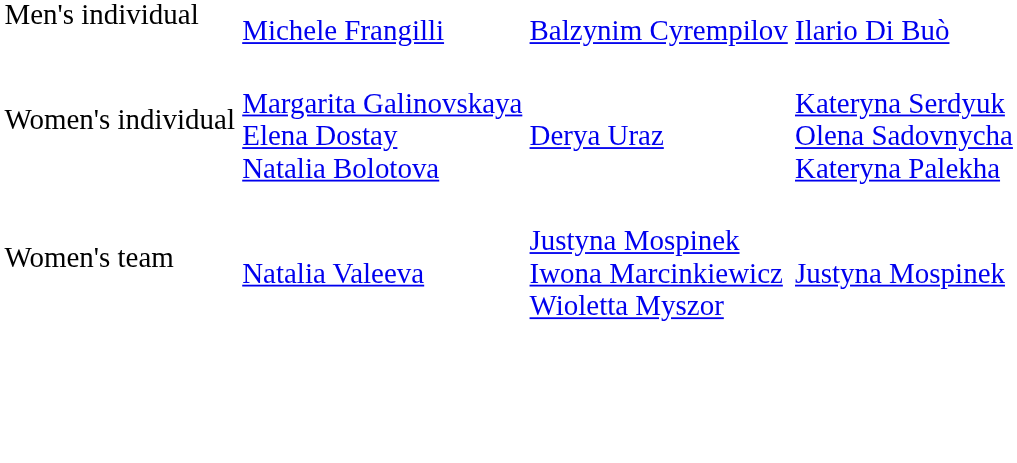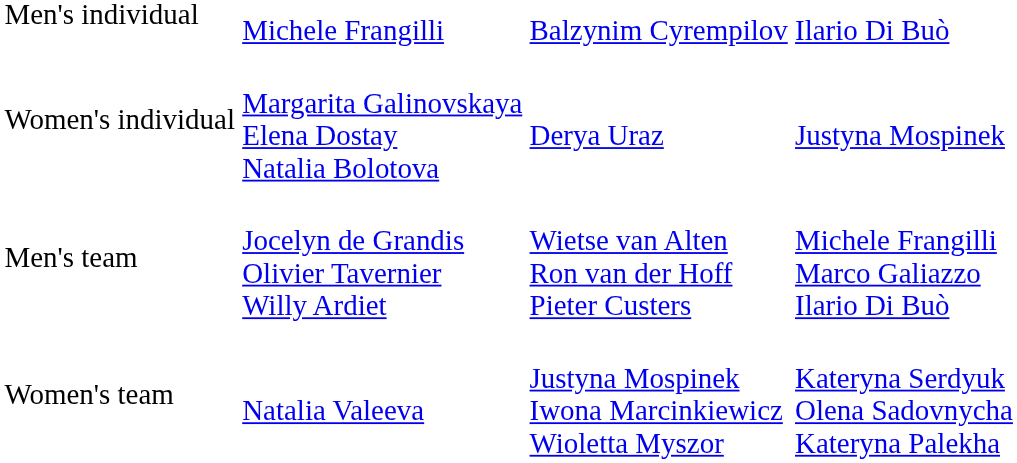(904, 135) Kateryna Serdyuk Olena Sadovnycha Kateryna Palekha -> (900, 135) Justyna Mospinek
+ row: (71, 257)
(900, 273) Justyna Mospinek -> (904, 410) Kateryna Serdyuk Olena Sadovnycha Kateryna Palekha
